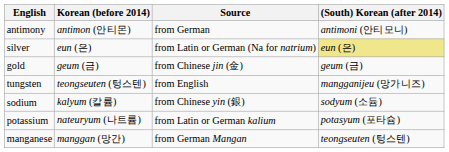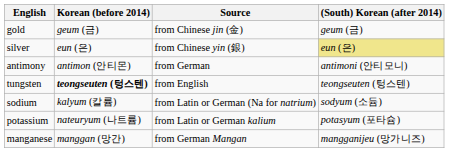rows swapped: (16, 66) <-> (26, 29)
(235, 47) from Latin or German (Na for natrium) -> (200, 47) from Chinese yin (銀)
(101, 83) normal -> (102, 83) bold
(373, 83) mangganijeu (망가니즈) -> (365, 83) teongseuten (텅스텐)
(200, 102) from Chinese yin (銀) -> (235, 102) from Latin or German (Na for natrium)
(365, 138) teongseuten (텅스텐) -> (373, 138) mangganijeu (망가니즈)
